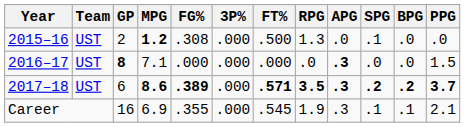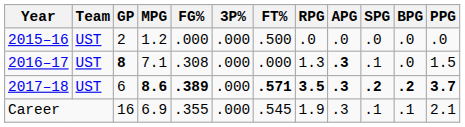(154, 40) bold -> (154, 40) normal
(191, 40) .308 -> (191, 40) .000
(312, 40) 1.3 -> (307, 40) .0
(373, 40) .1 -> (373, 40) .0
(191, 63) .000 -> (191, 63) .308
(307, 63) .0 -> (312, 63) 1.3
(373, 63) .0 -> (373, 63) .1
